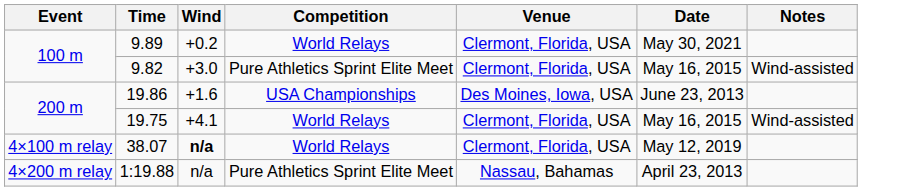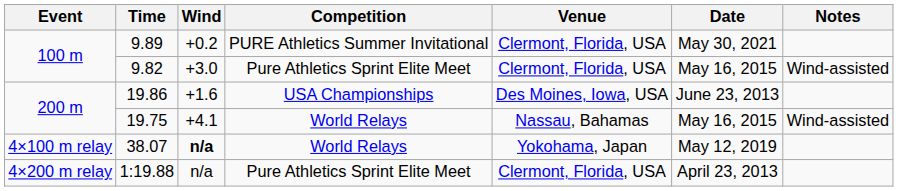(341, 43) World Relays -> (359, 43) PURE Athletics Summer Invitational
(547, 120) Clermont, Florida, USA -> (582, 120) Nassau, Bahamas
(547, 146) Clermont, Florida, USA -> (582, 146) Yokohama, Japan
(547, 172) Nassau, Bahamas -> (582, 172) Clermont, Florida, USA
